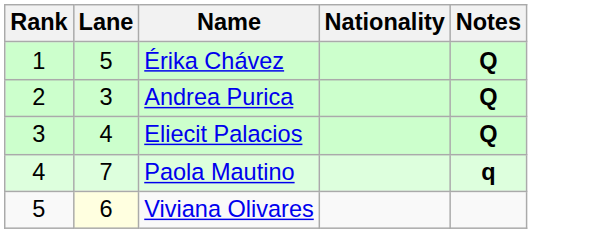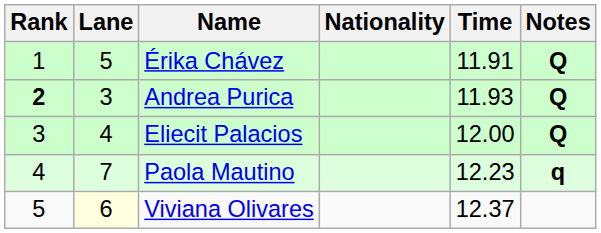+ column: (485, 23)
(39, 97) normal -> (39, 97) bold
